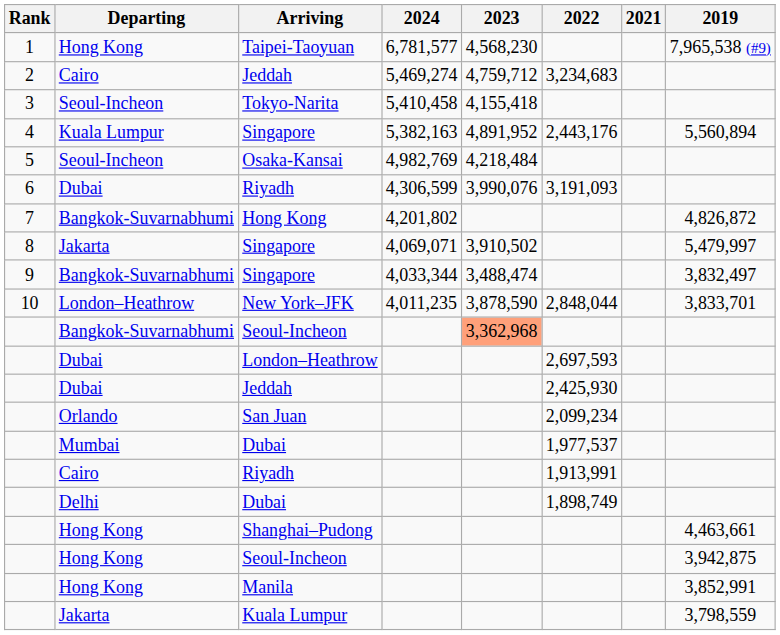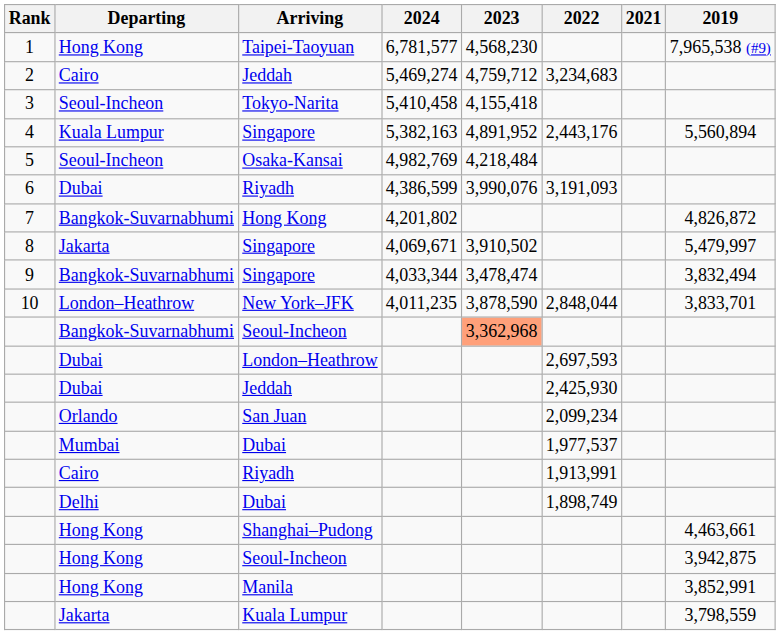(422, 189) 4,306,599 -> (422, 189) 4,386,599
(422, 246) 4,069,071 -> (422, 246) 4,069,671
(502, 274) 3,488,474 -> (502, 274) 3,478,474
(720, 274) 3,832,497 -> (720, 274) 3,832,494
